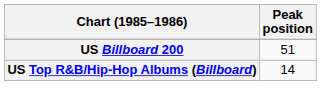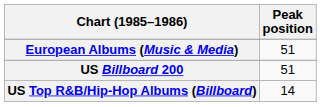+ row: (132, 49)
